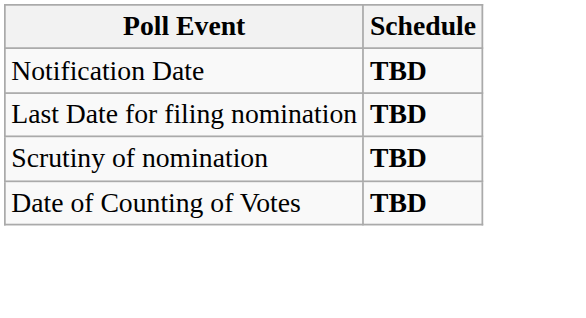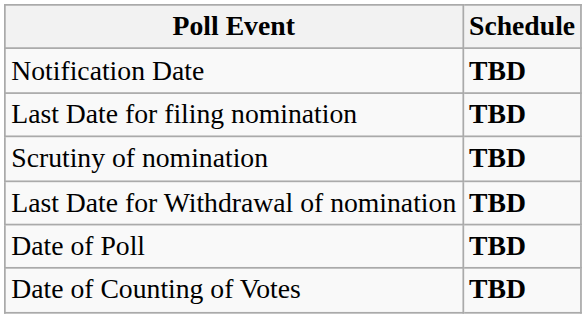+ row: (234, 202)
+ row: (78, 245)
